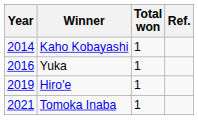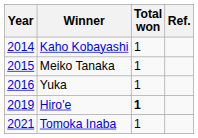+ row: (77, 66)
(137, 85) normal -> (137, 104) bold
